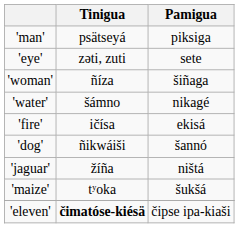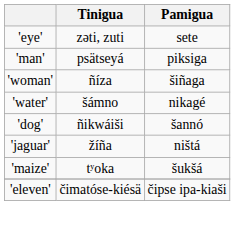rows swapped: (30, 59) <-> (30, 37)
- row: (30, 124)
(102, 211) bold -> (100, 189) normal
